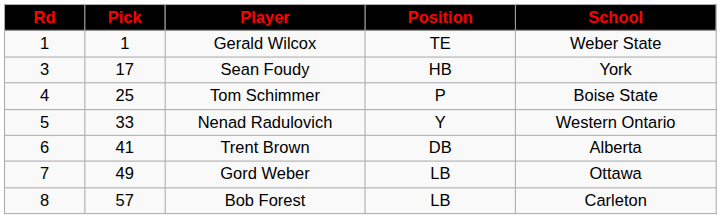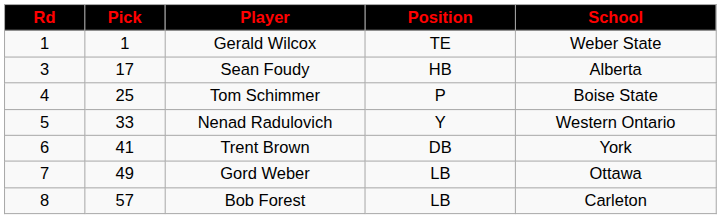(616, 69) York -> (616, 69) Alberta
(616, 148) Alberta -> (616, 148) York
